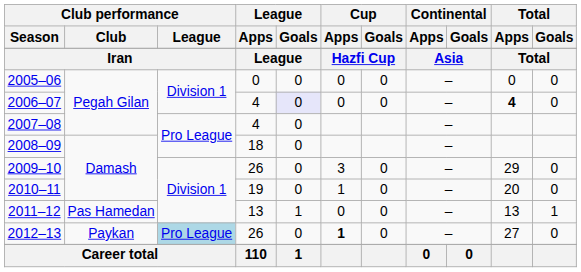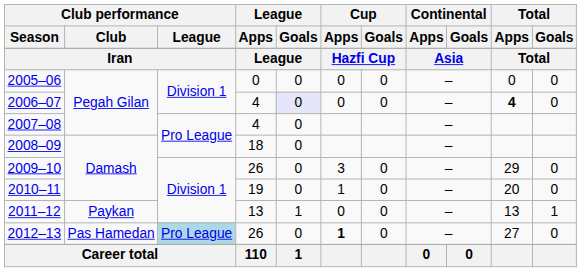(111, 211) Pas Hamedan -> (111, 211) Paykan
(111, 233) Paykan -> (111, 233) Pas Hamedan
